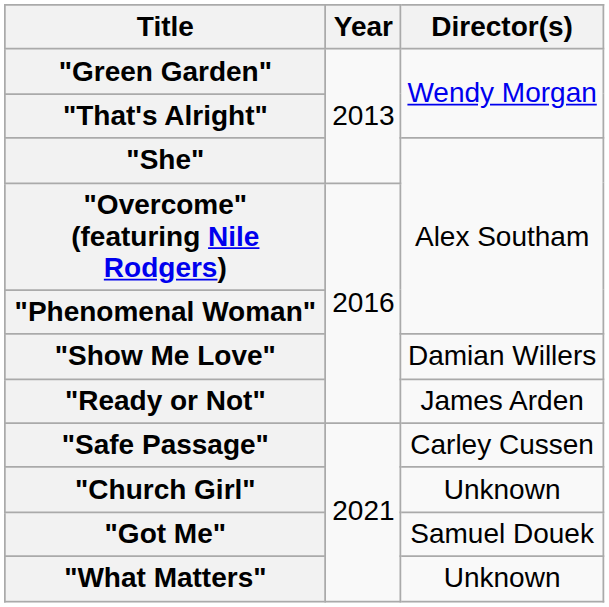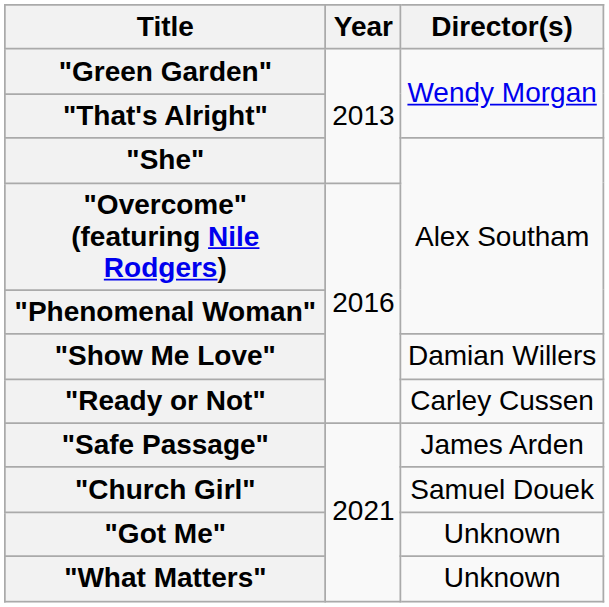(502, 400) James Arden -> (502, 400) Carley Cussen
(502, 444) Carley Cussen -> (502, 444) James Arden
(502, 489) Unknown -> (502, 489) Samuel Douek
(502, 533) Samuel Douek -> (502, 533) Unknown
